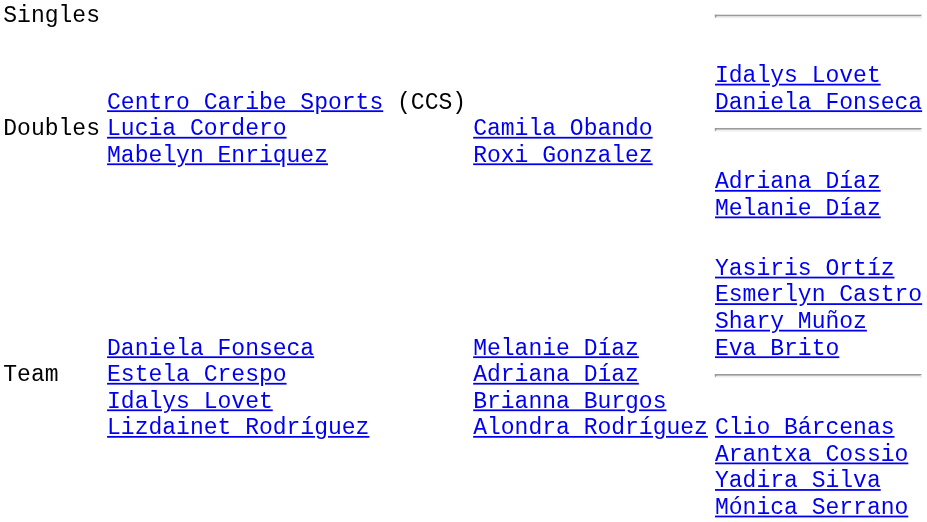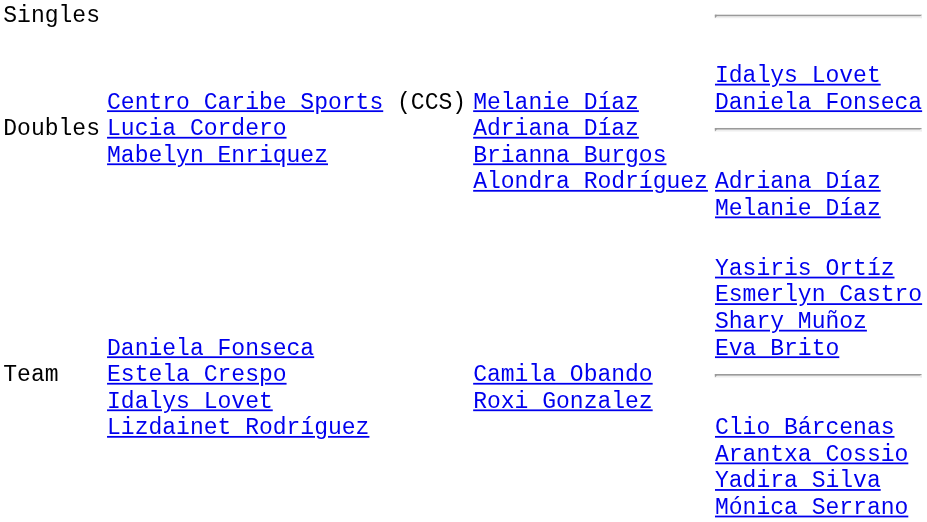(563, 142) Camila Obando Roxi Gonzalez -> (591, 142) Melanie Díaz Adriana Díaz Brianna Burgos Alondra Rodríguez
(591, 388) Melanie Díaz Adriana Díaz Brianna Burgos Alondra Rodríguez -> (563, 388) Camila Obando Roxi Gonzalez
